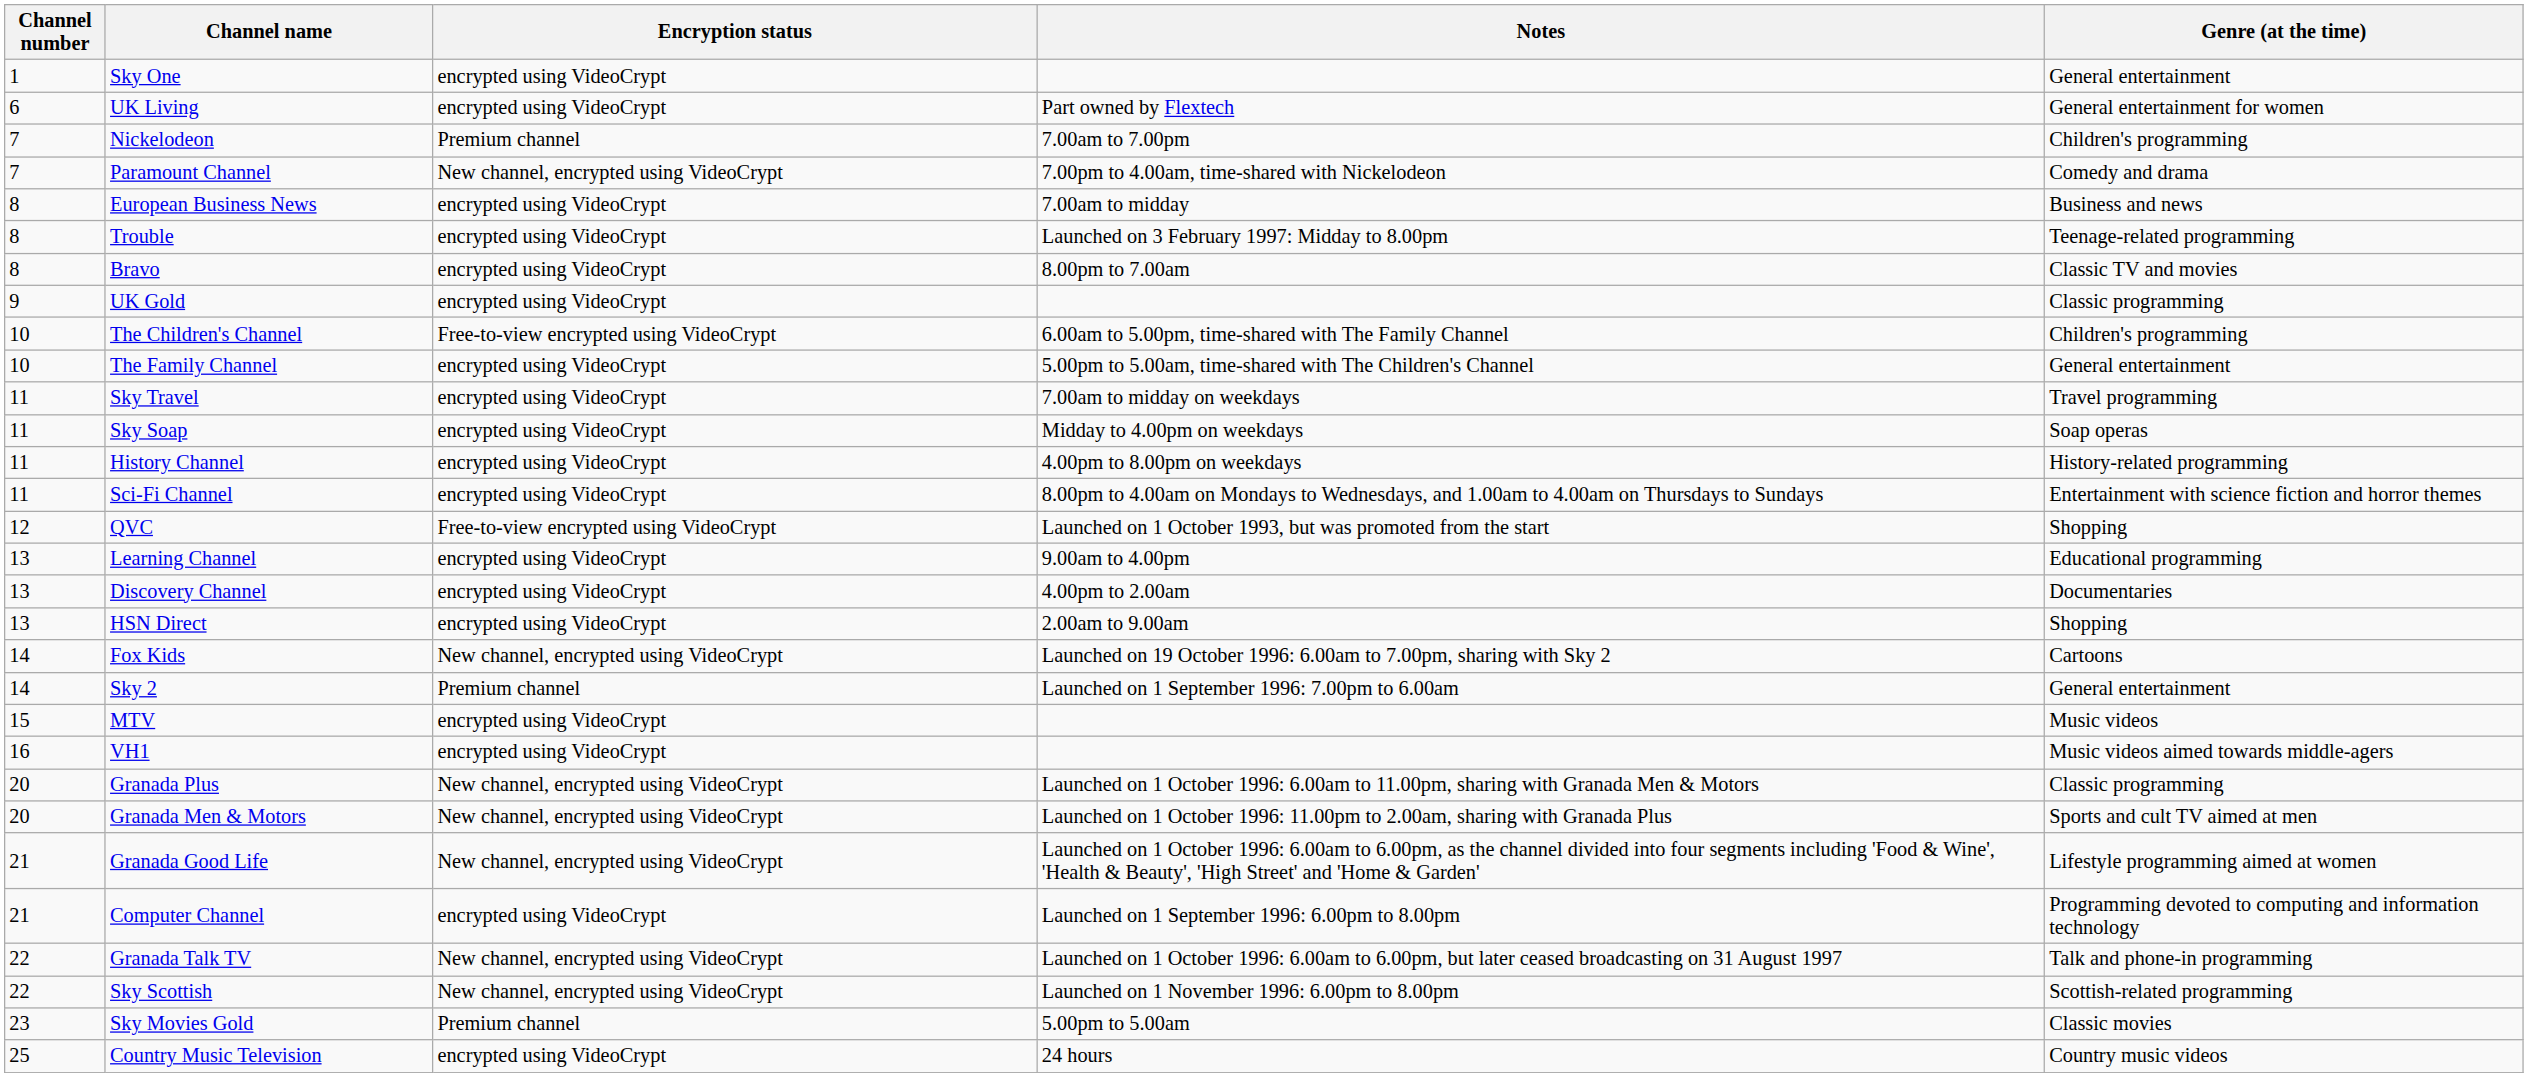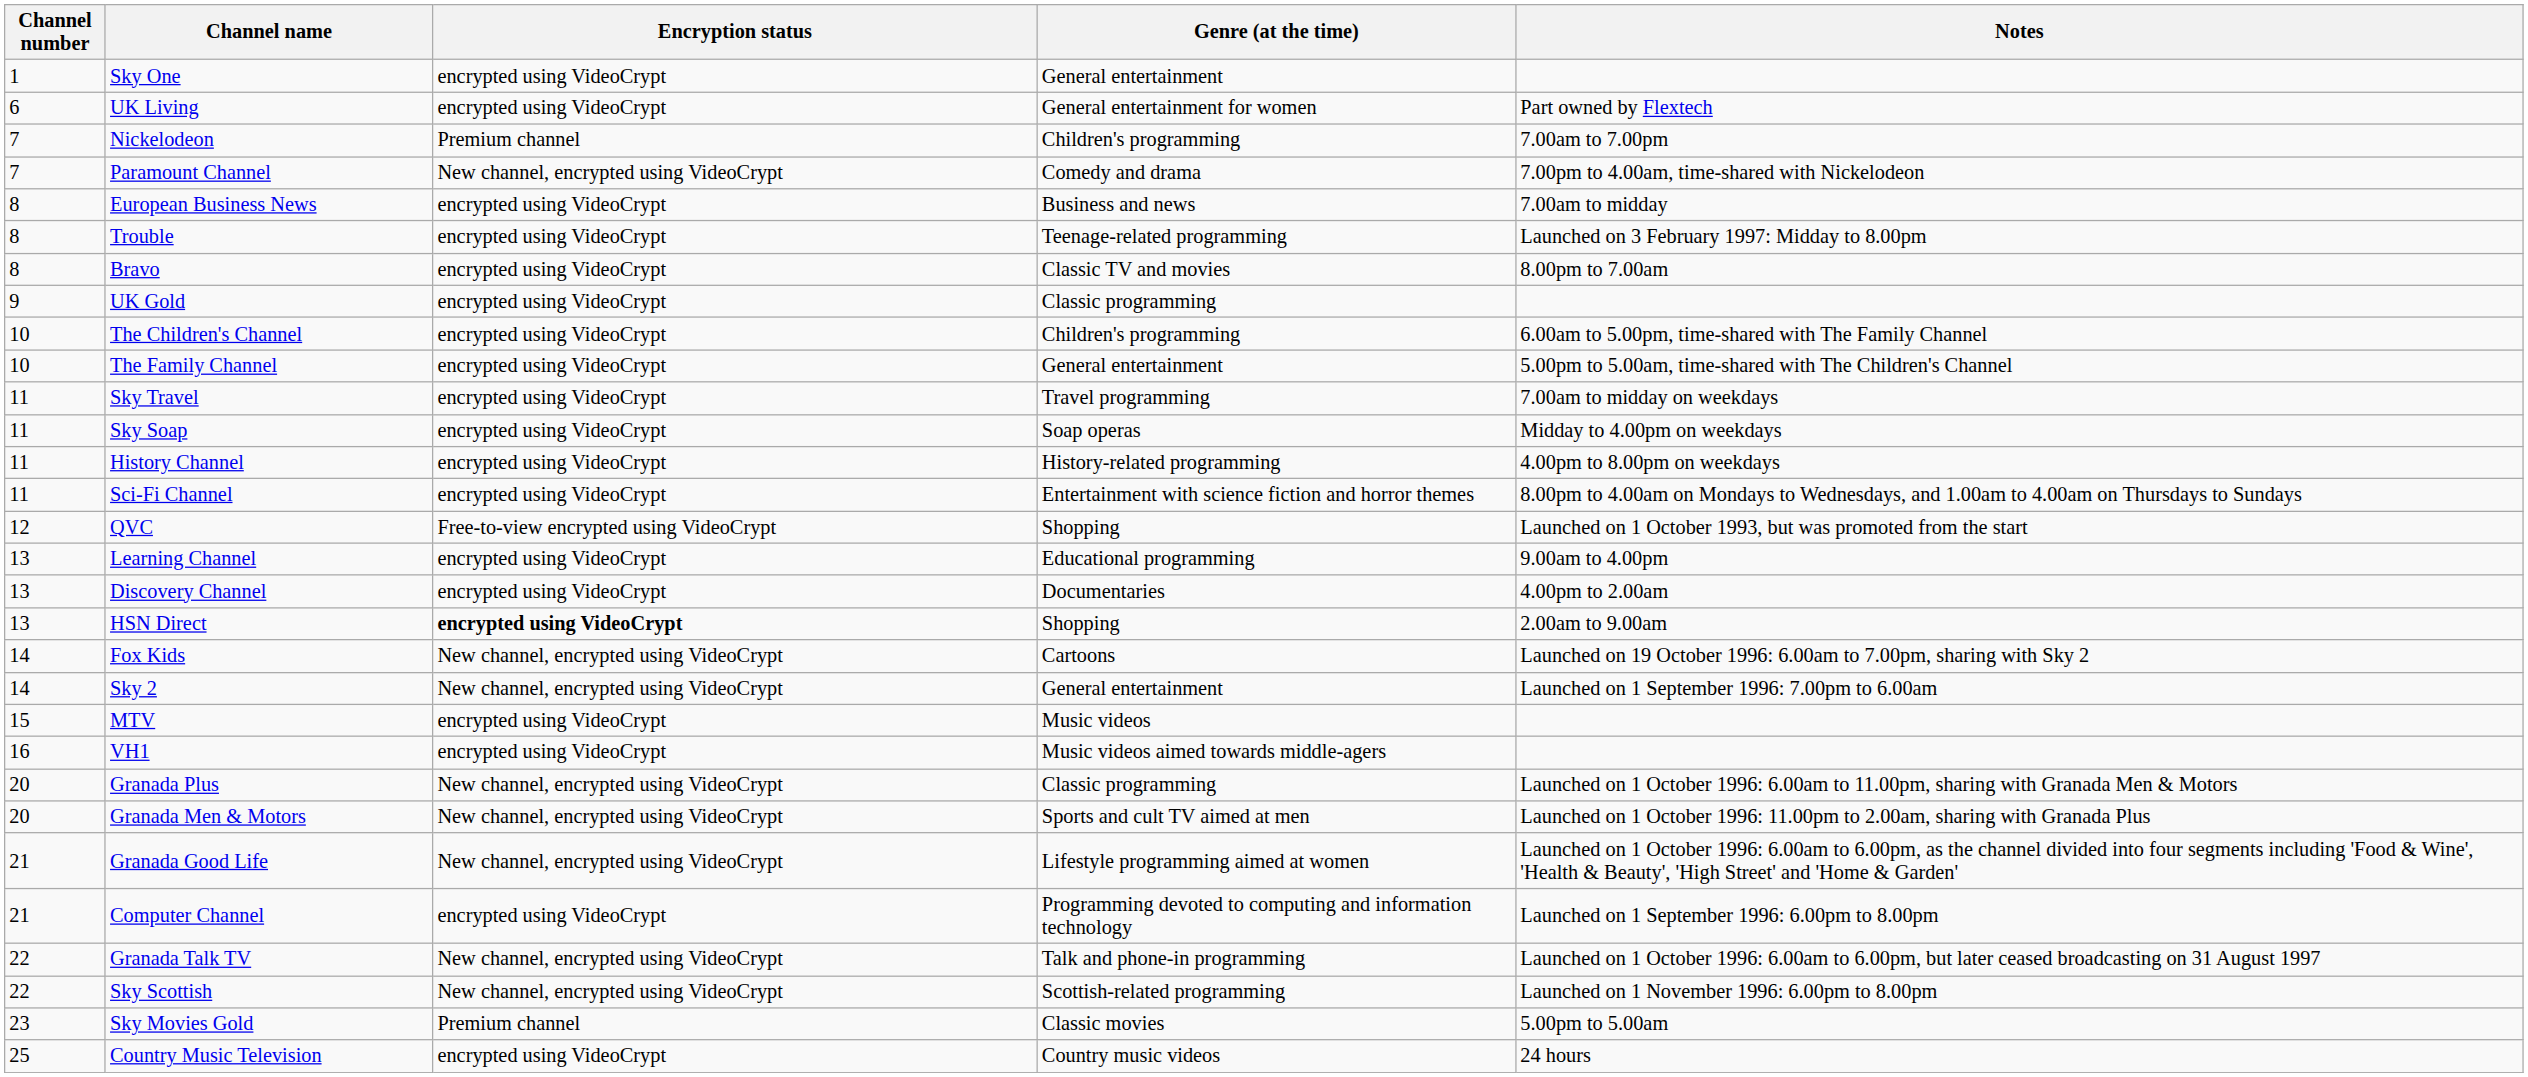columns swapped: (2284, 32) <-> (1541, 32)
(607, 333) Free-to-view encrypted using VideoCrypt -> (552, 333) encrypted using VideoCrypt
(552, 623) normal -> (560, 623) bold
(509, 687) Premium channel -> (610, 687) New channel, encrypted using VideoCrypt
